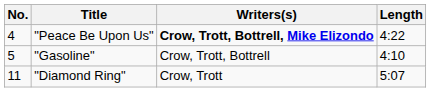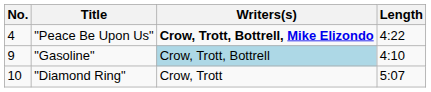(11, 55) 5 -> (11, 55) 9
(215, 55) no background -> (215, 55) lightblue background
(14, 76) 11 -> (15, 76) 10
